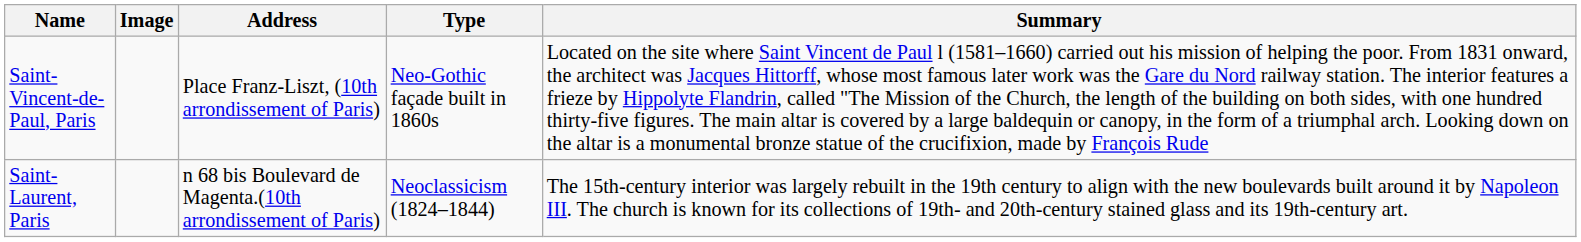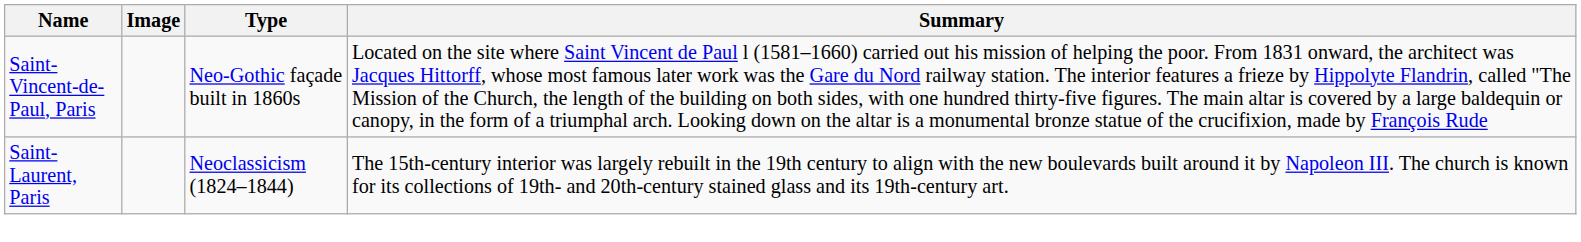- column: (282, 20)
